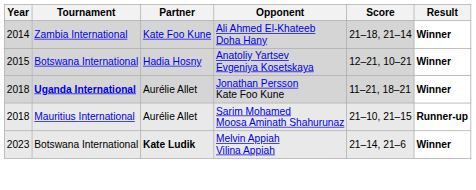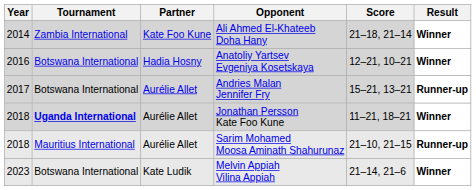(18, 62) 2015 -> (18, 62) 2016
+ row: (249, 90)
(169, 145) bold -> (167, 172) normal
